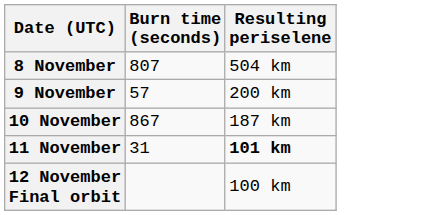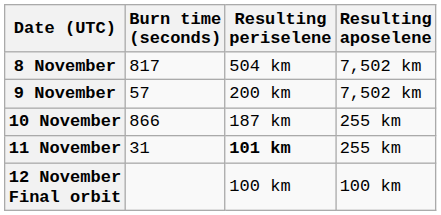+ column: (386, 28)
(145, 66) 807 -> (145, 66) 817
(145, 121) 867 -> (145, 121) 866
